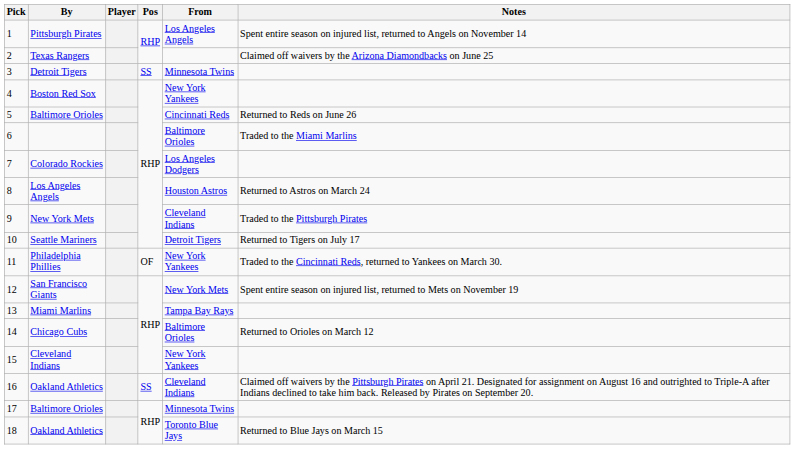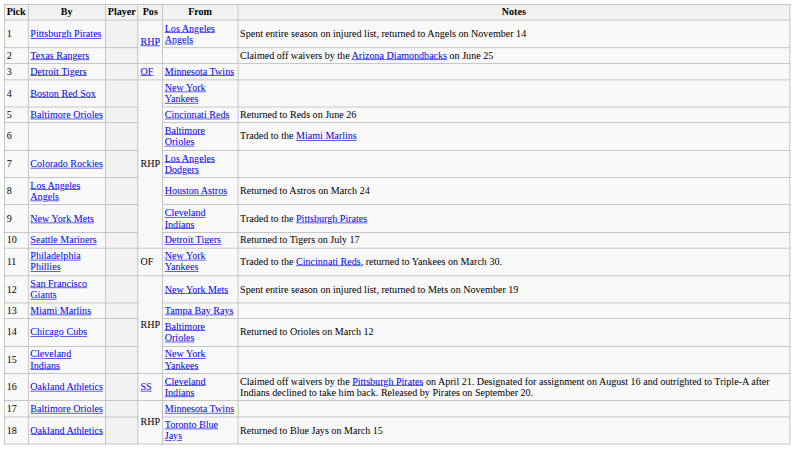(146, 71) SS -> (147, 71) OF
